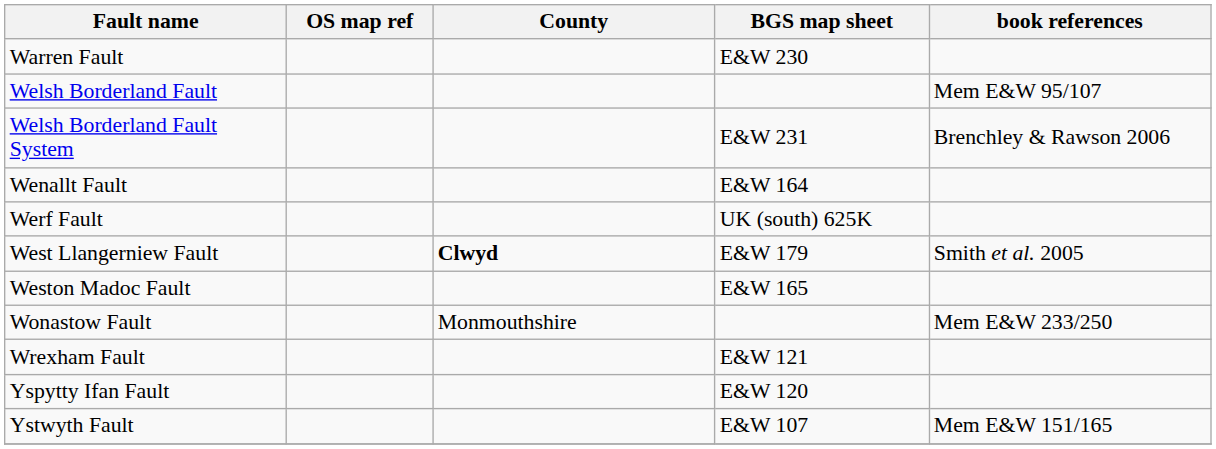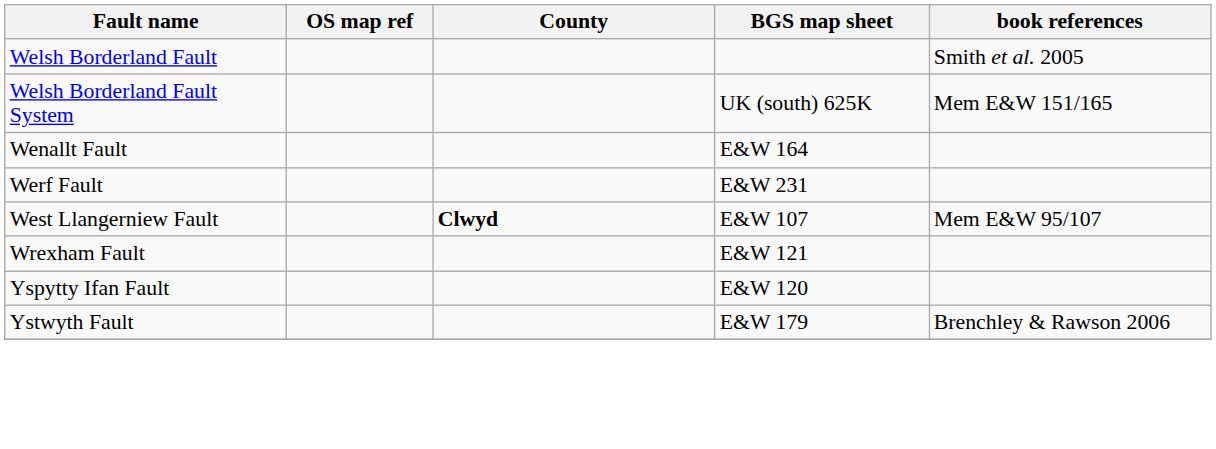- row: (67, 56)
(1018, 90) Mem E&W 95/107 -> (1009, 56) Smith et al. 2005
(764, 137) E&W 231 -> (796, 103) UK (south) 625K
(1052, 137) Brenchley & Rawson 2006 -> (1023, 103) Mem E&W 151/165
(796, 218) UK (south) 625K -> (764, 184) E&W 231
(764, 253) E&W 179 -> (764, 218) E&W 107
(1009, 253) Smith et al. 2005 -> (1018, 218) Mem E&W 95/107
- row: (100, 287)
- row: (80, 322)
(764, 425) E&W 107 -> (764, 322) E&W 179
(1023, 425) Mem E&W 151/165 -> (1052, 322) Brenchley & Rawson 2006
